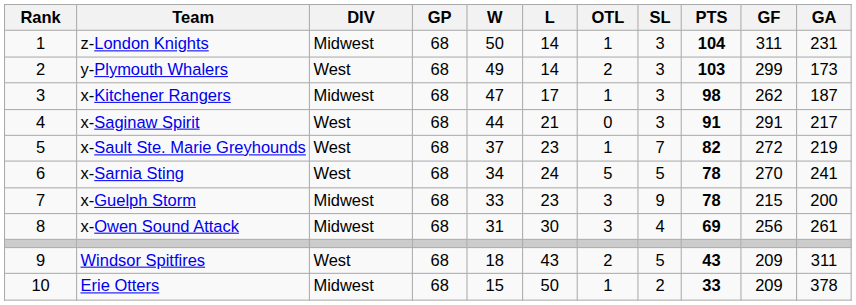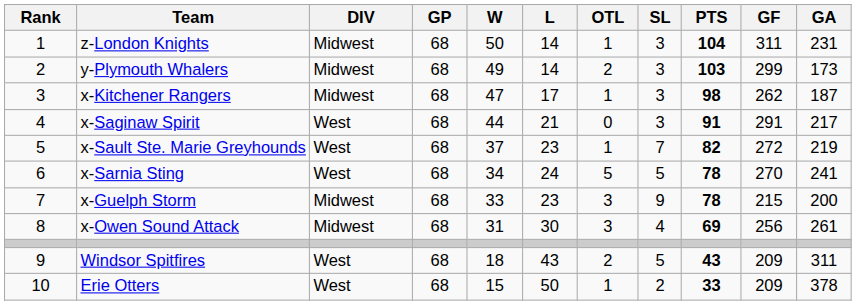(332, 69) West -> (344, 69) Midwest
(344, 286) Midwest -> (332, 286) West
